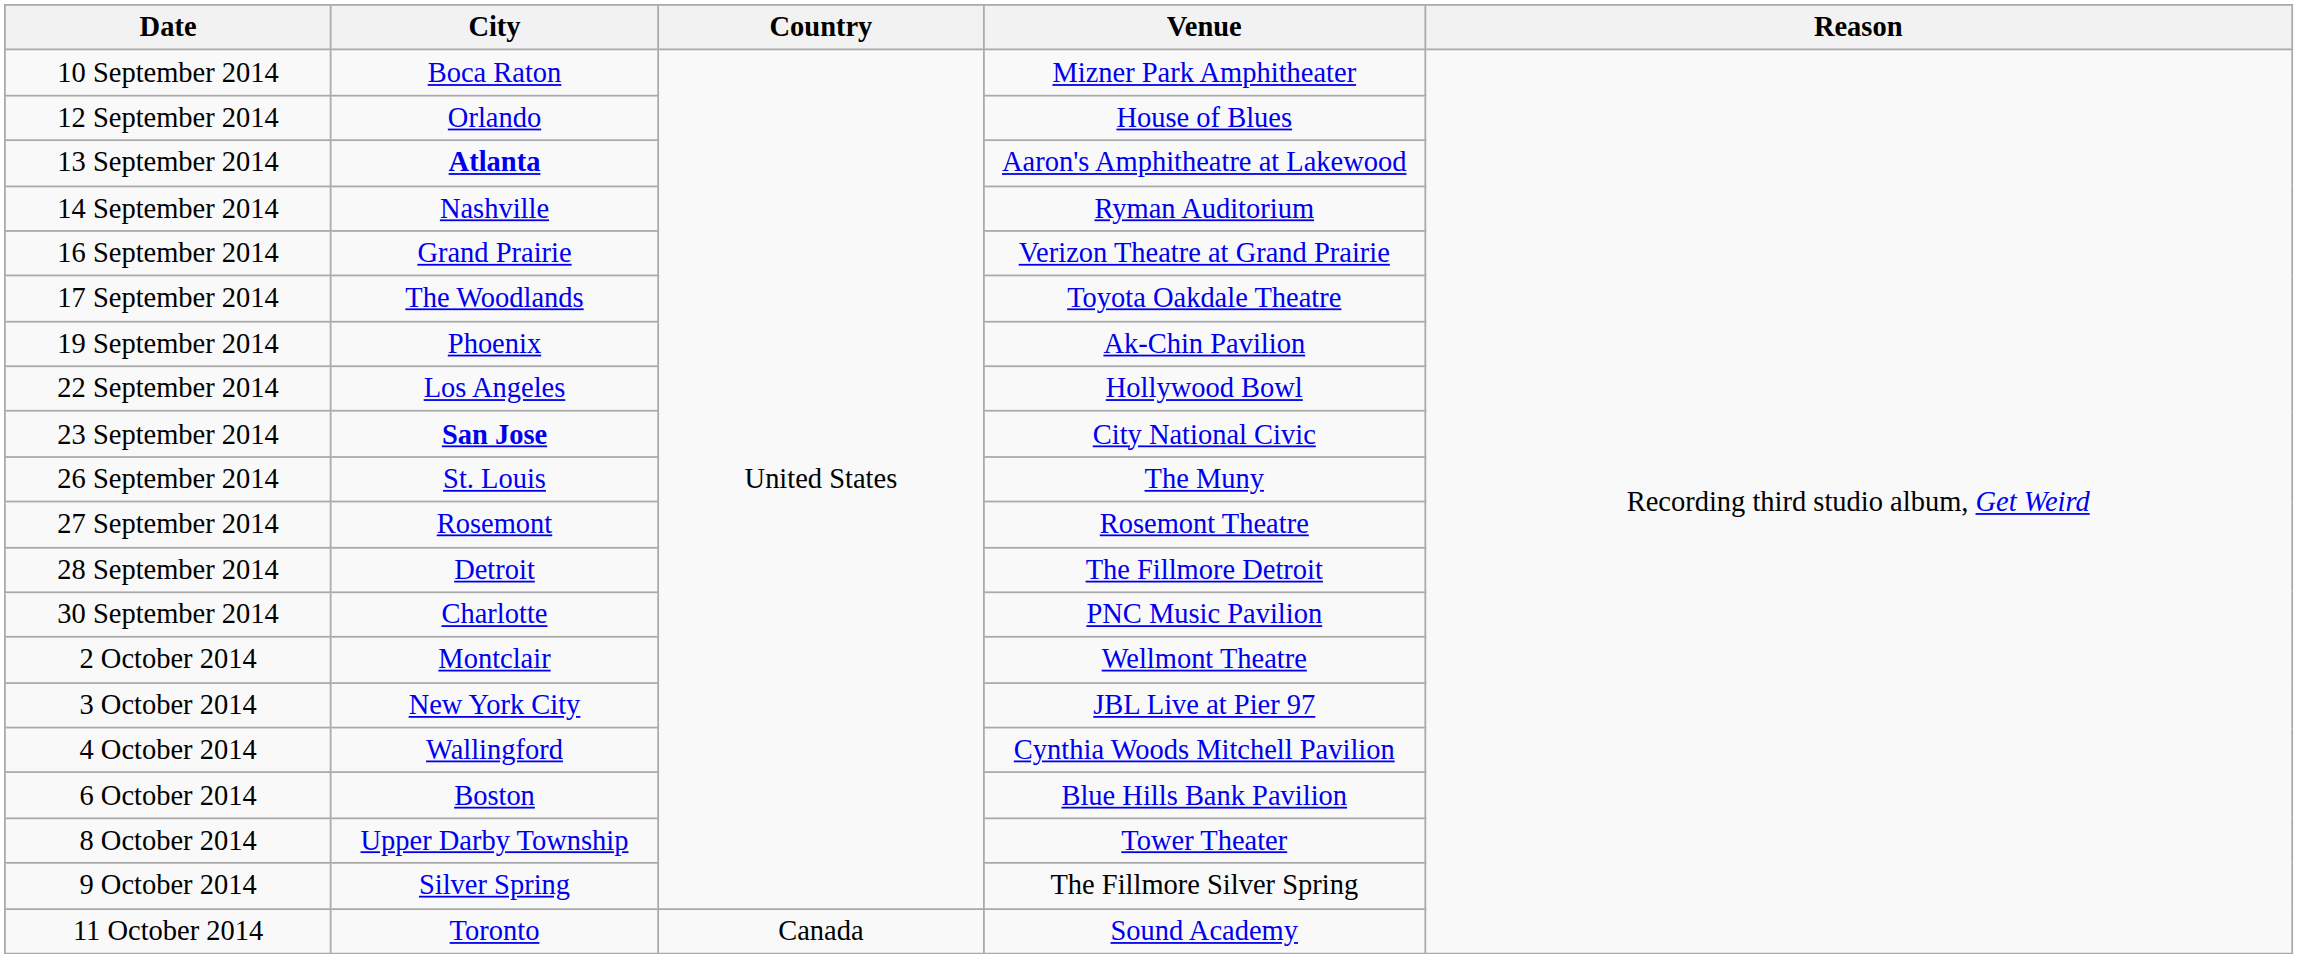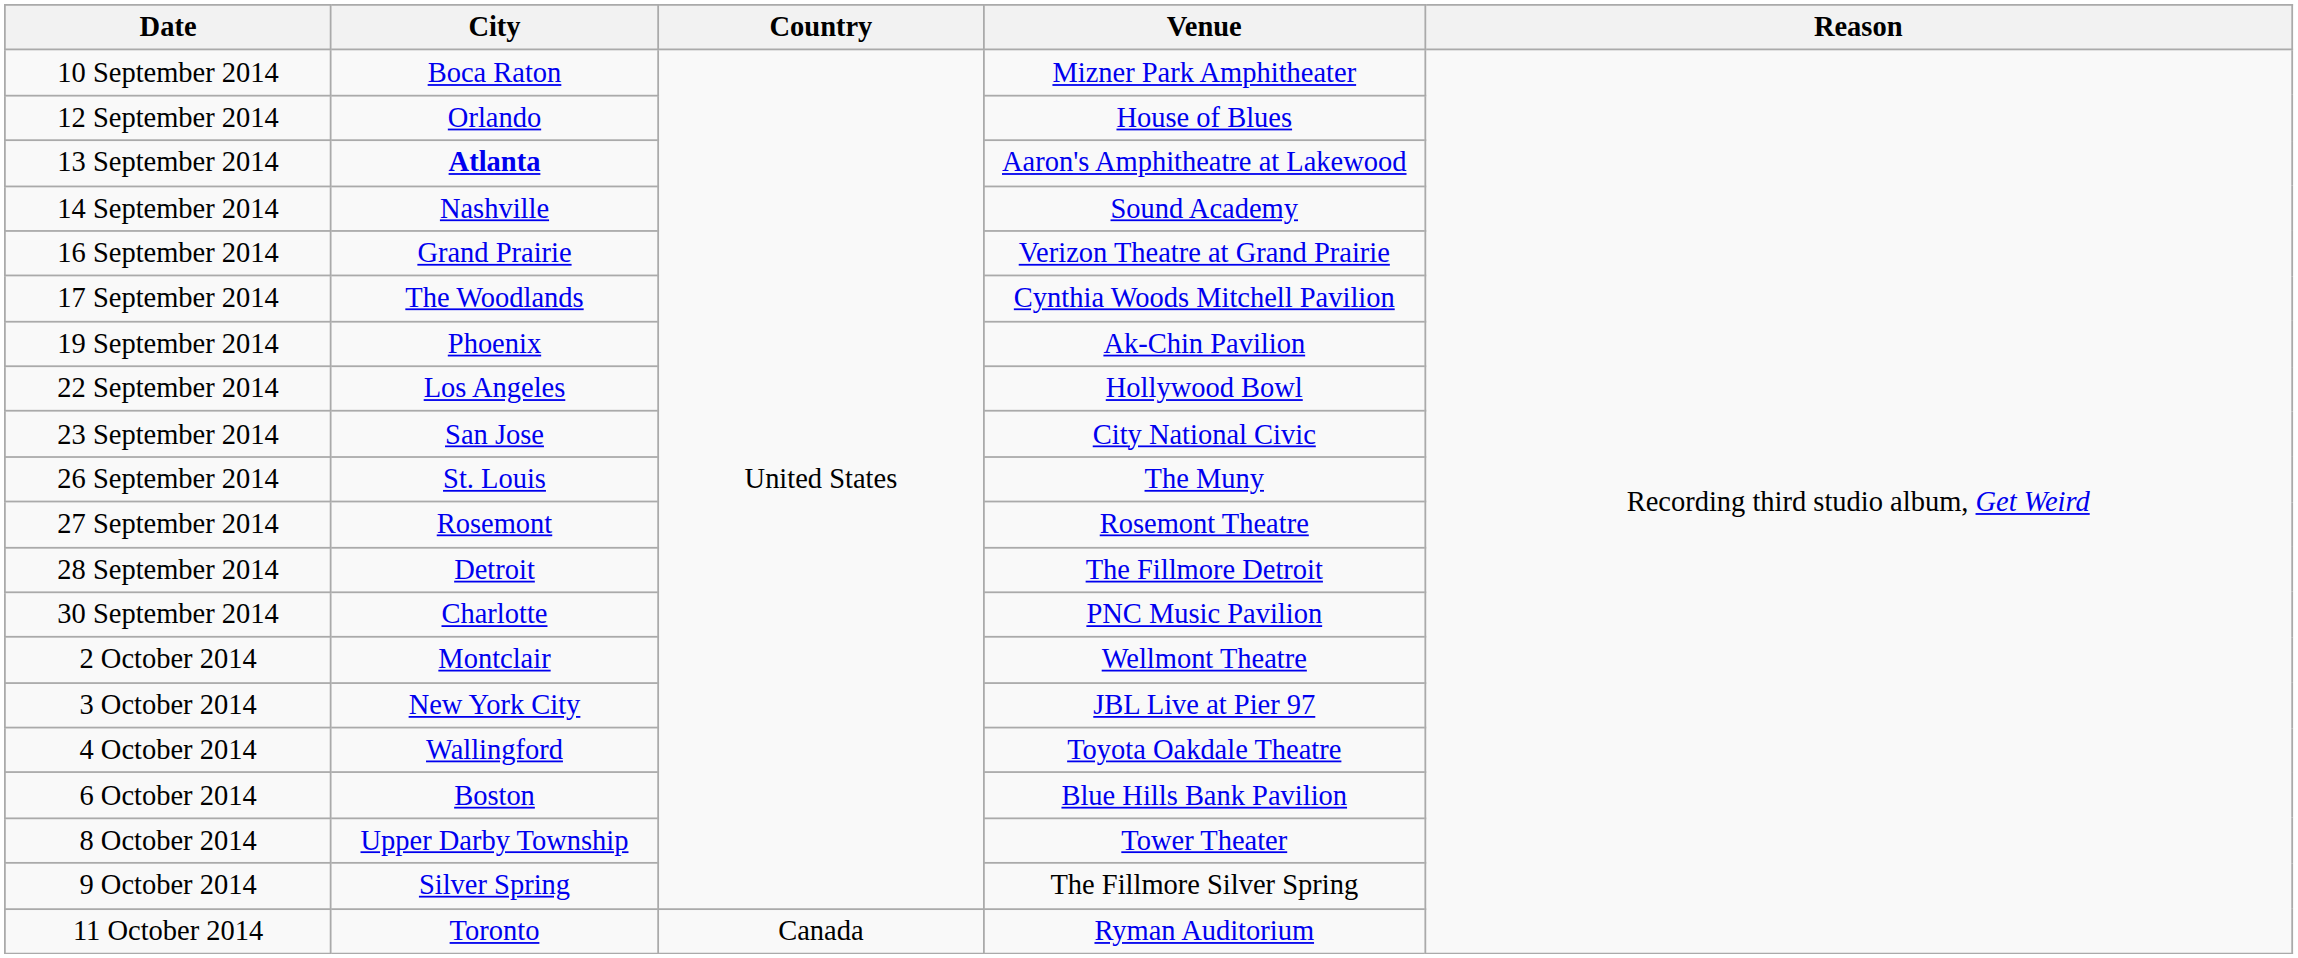(1204, 207) Ryman Auditorium -> (1204, 207) Sound Academy
(1204, 298) Toyota Oakdale Theatre -> (1204, 298) Cynthia Woods Mitchell Pavilion
(495, 433) bold -> (495, 433) normal
(1204, 749) Cynthia Woods Mitchell Pavilion -> (1204, 749) Toyota Oakdale Theatre
(1204, 930) Sound Academy -> (1204, 930) Ryman Auditorium
